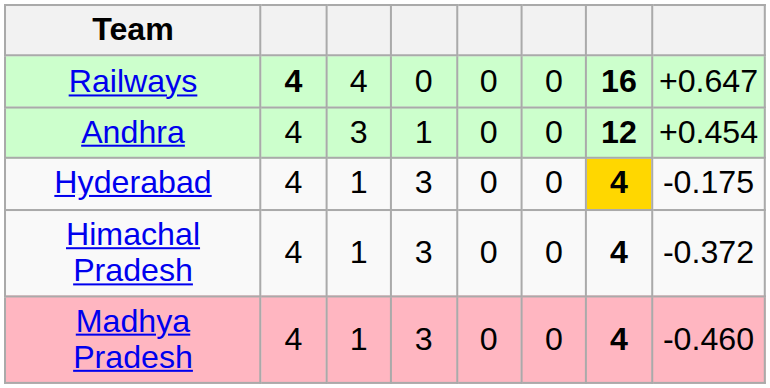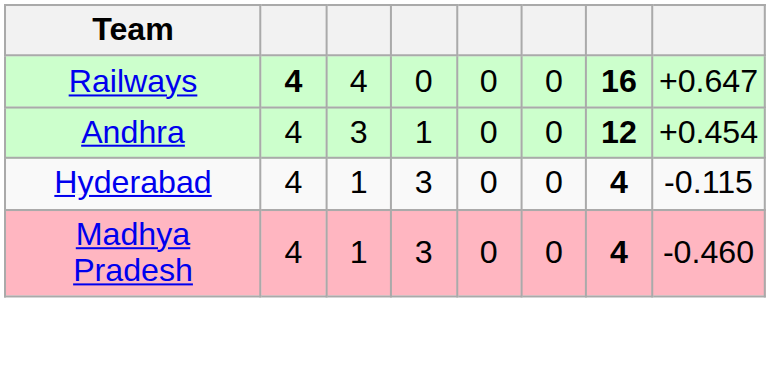(619, 183) gold background -> (619, 183) no background
(709, 183) -0.175 -> (709, 183) -0.115
- row: (133, 252)
